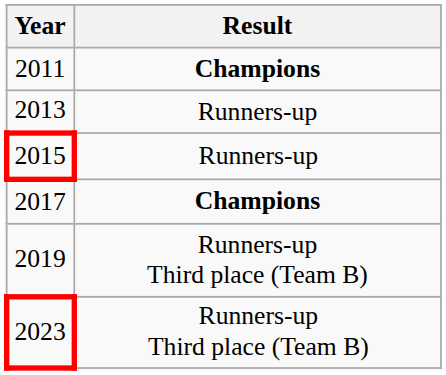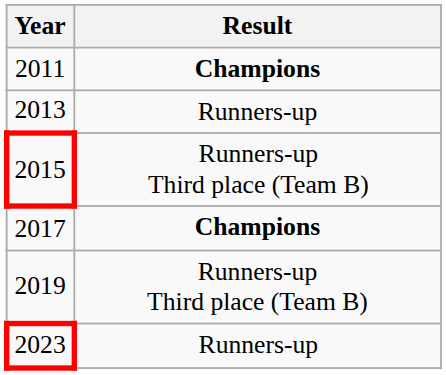(258, 156) Runners-up -> (258, 169) Runners-up Third place (Team B)
(258, 332) Runners-up Third place (Team B) -> (258, 345) Runners-up
